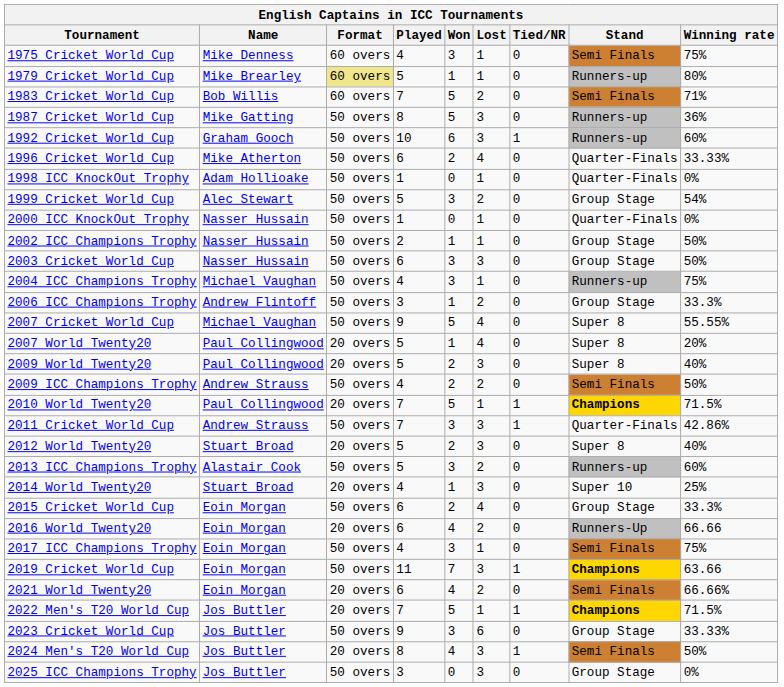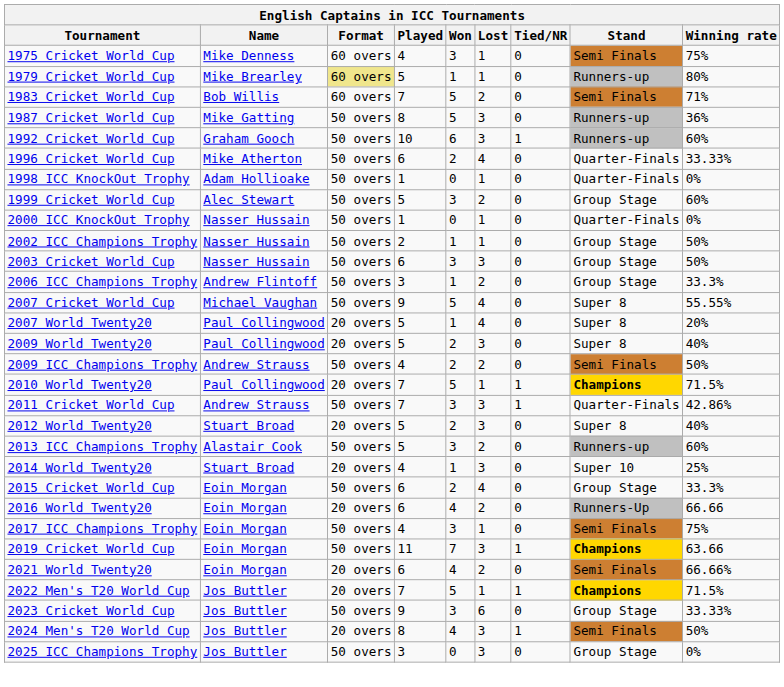(695, 200) 54% -> (697, 200) 60%
- row: (102, 282)
